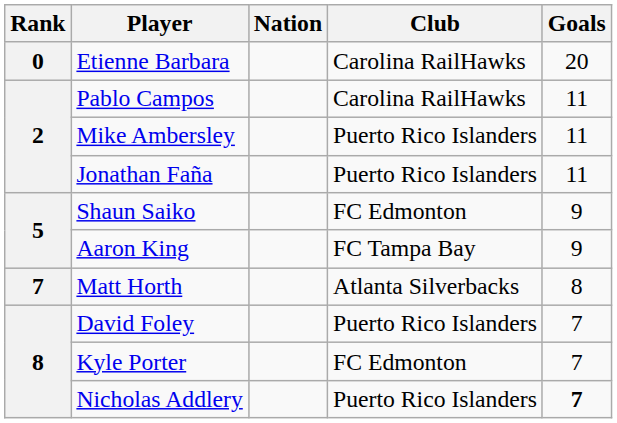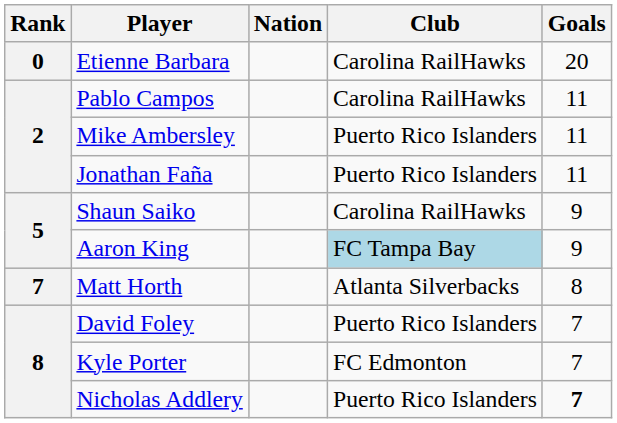(400, 211) FC Edmonton -> (429, 211) Carolina RailHawks
(404, 248) no background -> (404, 248) lightblue background
